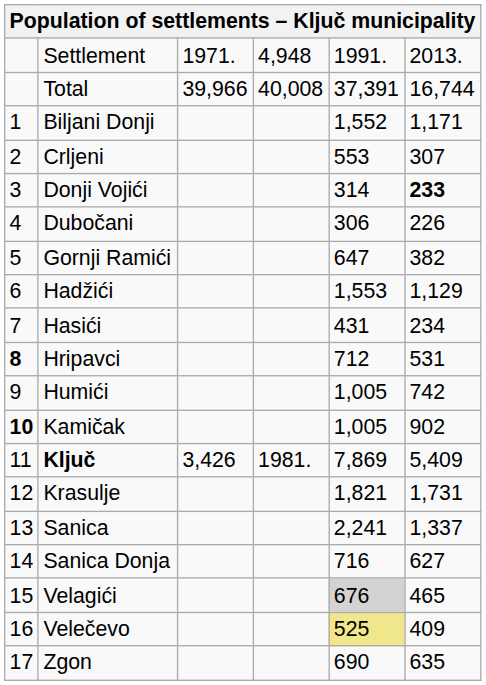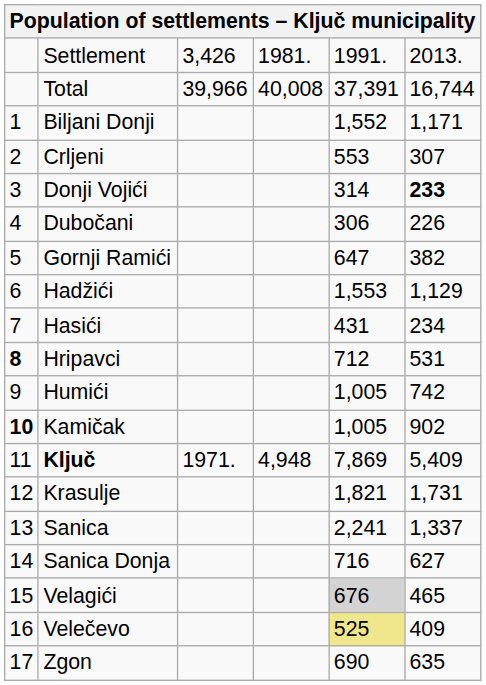(209, 55) 1971. -> (209, 55) 3,426
(285, 55) 4,948 -> (285, 55) 1981.
(209, 460) 3,426 -> (209, 460) 1971.
(285, 460) 1981. -> (285, 460) 4,948
